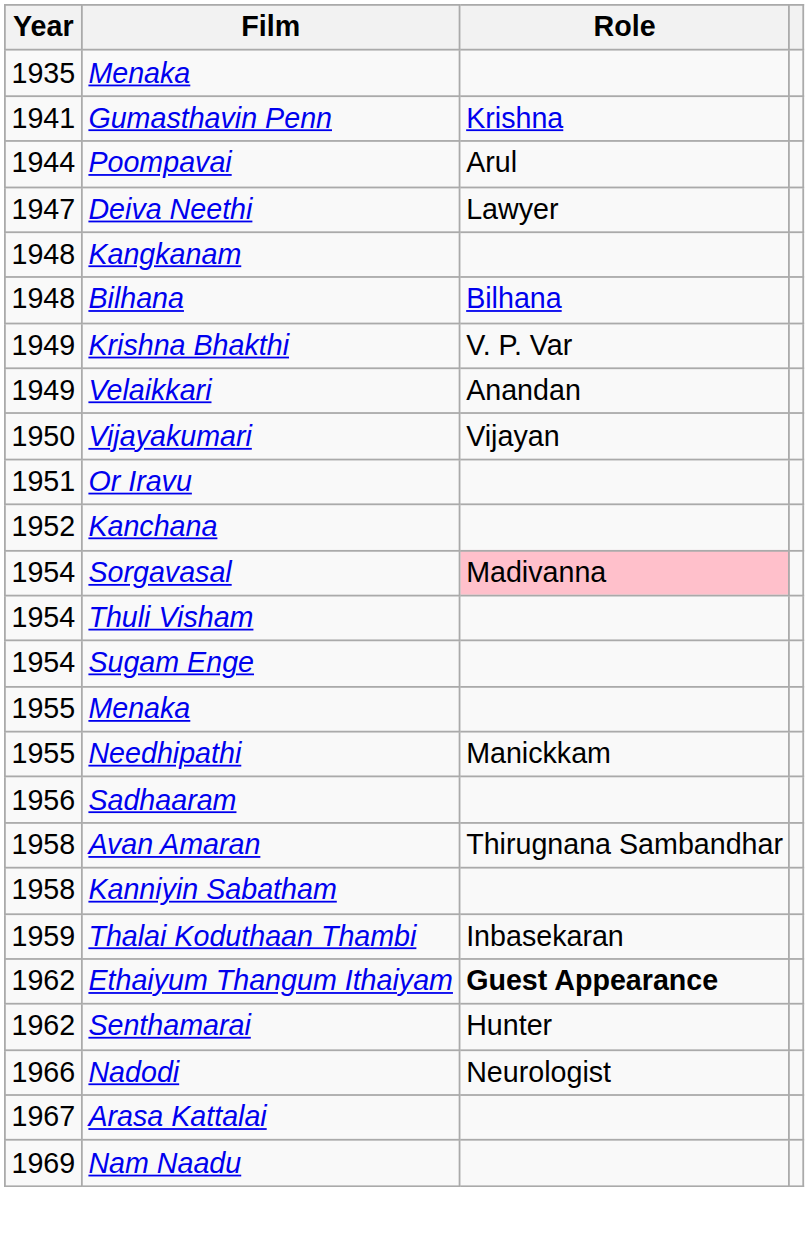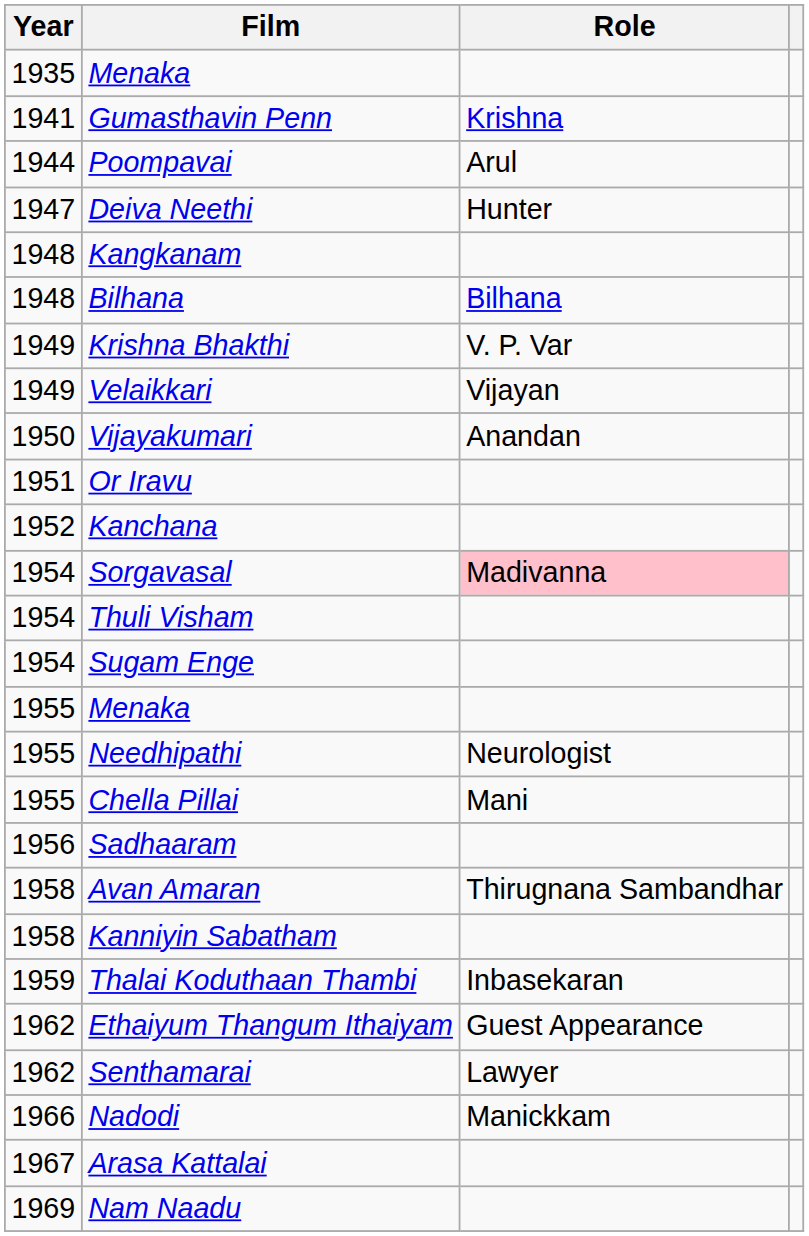(512, 208) Lawyer -> (509, 208) Hunter
(523, 390) Anandan -> (513, 390) Vijayan
(513, 436) Vijayan -> (523, 436) Anandan
(539, 753) Manickkam -> (539, 753) Neurologist
+ row: (43, 799)
(592, 981) bold -> (585, 1026) normal
(509, 1026) Hunter -> (512, 1071) Lawyer
(539, 1071) Neurologist -> (539, 1117) Manickkam
